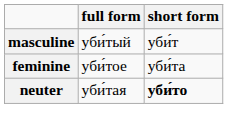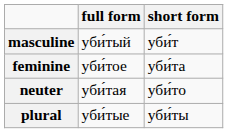(168, 90) bold -> (167, 90) normal
+ row: (41, 115)
